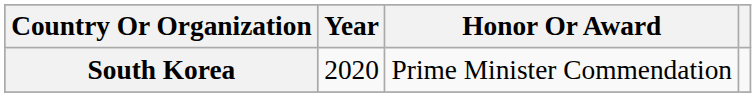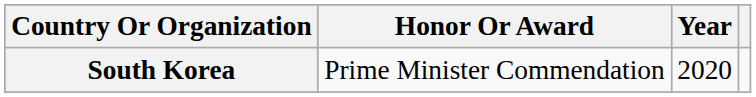columns swapped: (352, 26) <-> (562, 26)
